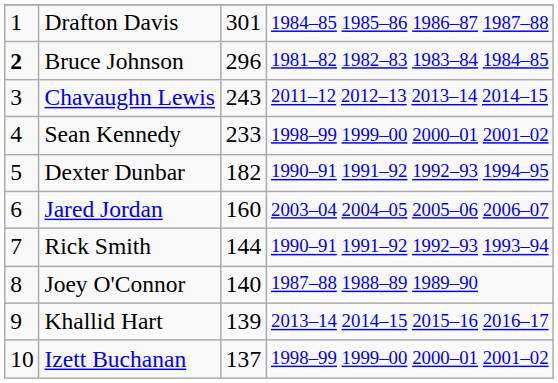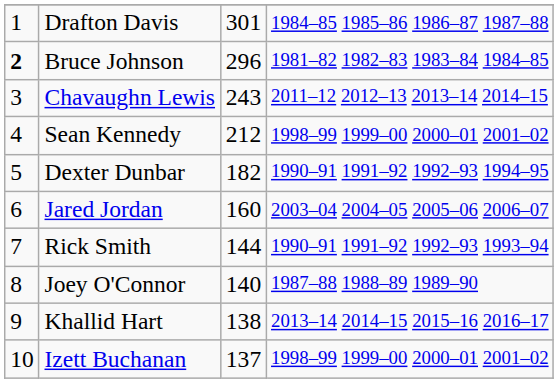(243, 135) 233 -> (243, 135) 212
(243, 321) 139 -> (243, 321) 138
